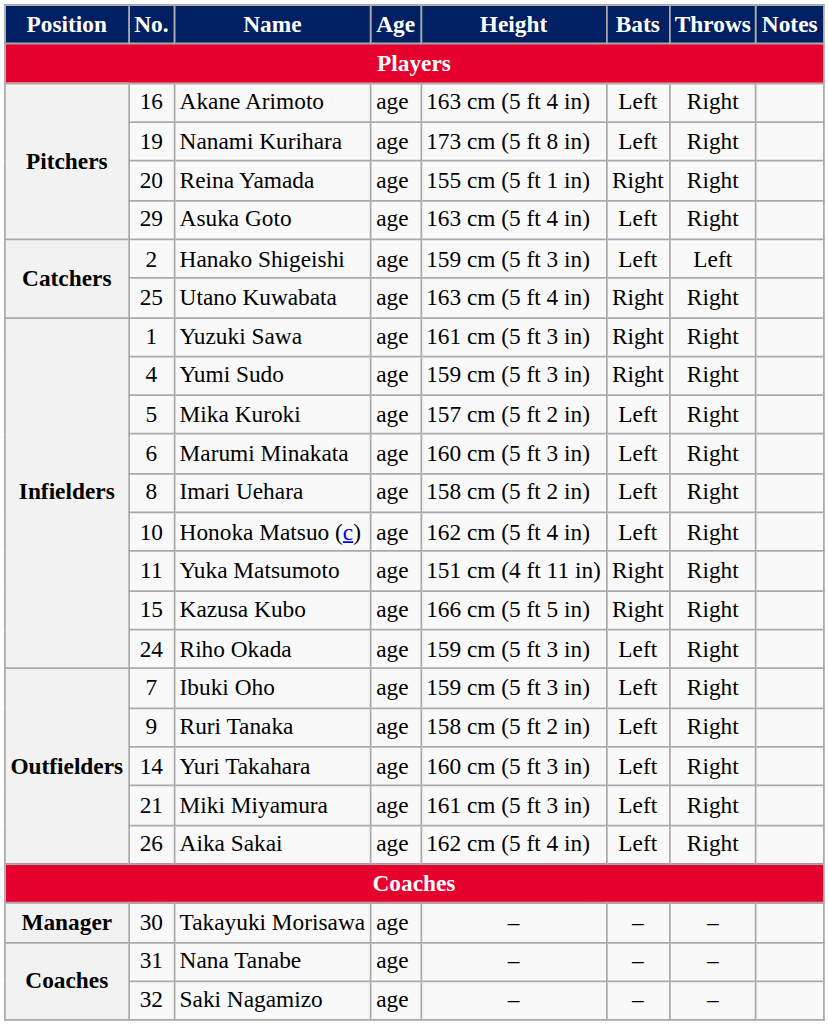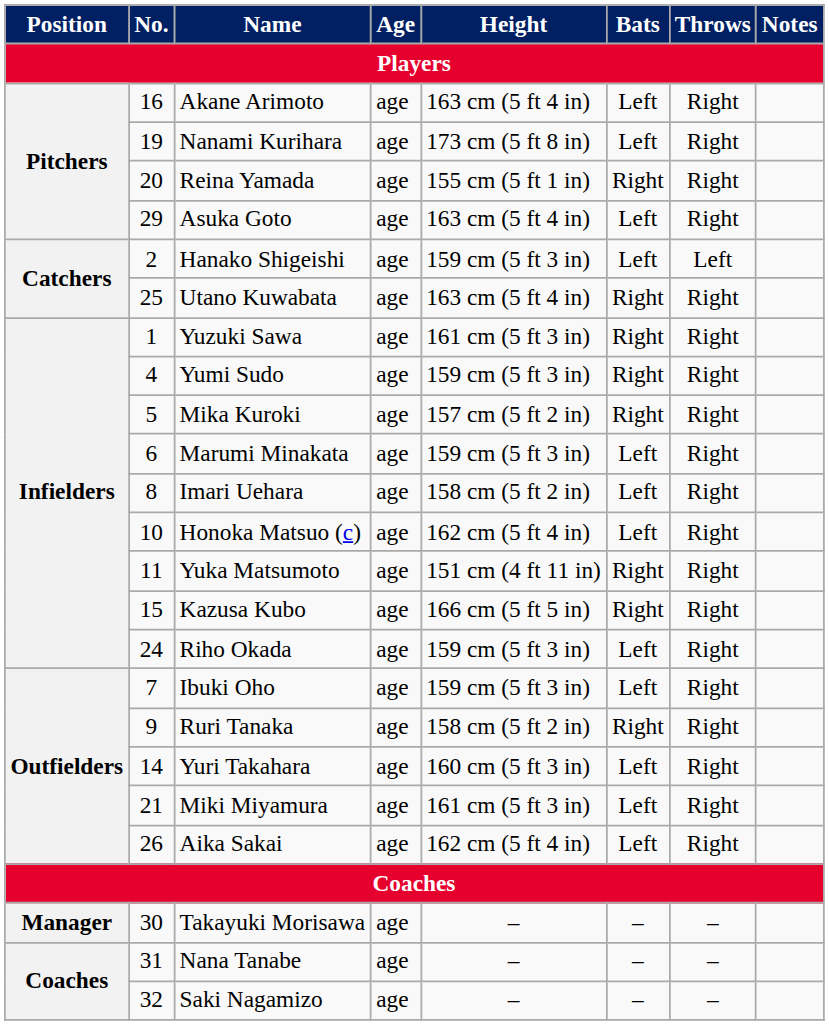(638, 414) Left -> (638, 414) Right
(508, 453) 160 cm (5 ft 3 in) -> (508, 453) 159 cm (5 ft 3 in)
(638, 727) Left -> (638, 727) Right
